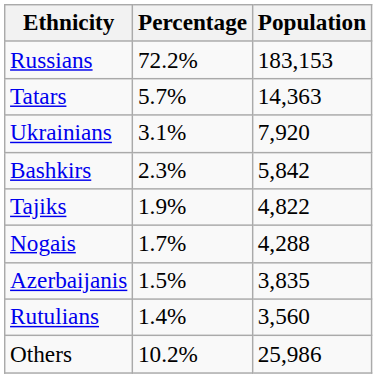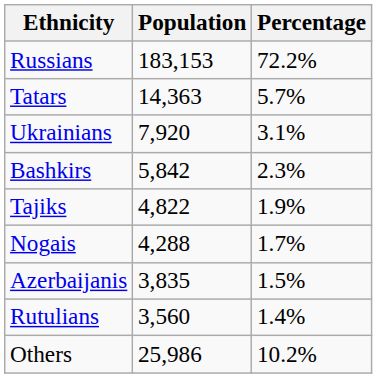columns swapped: (312, 22) <-> (193, 22)
